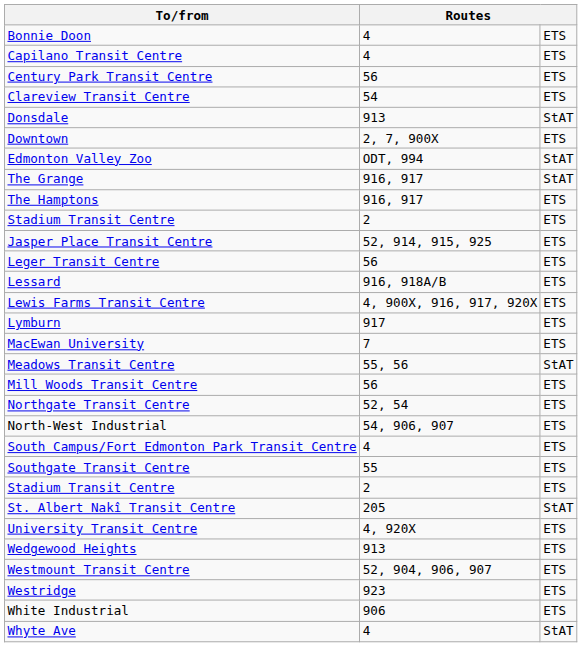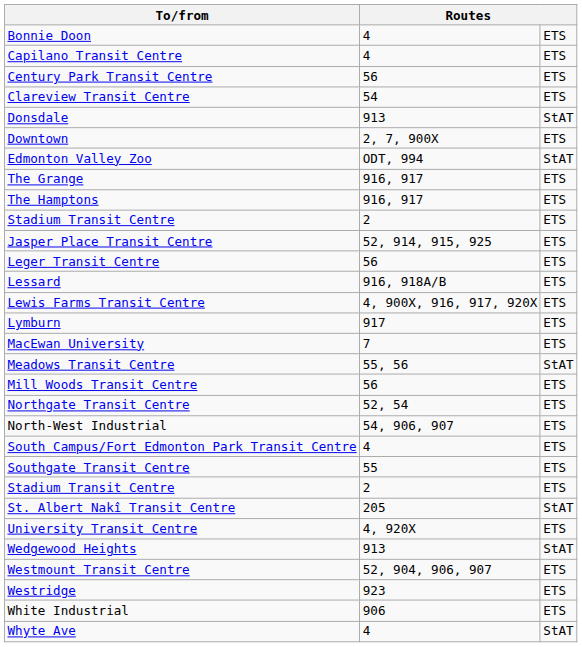(559, 179) StAT -> (555, 179) ETS
(555, 549) ETS -> (559, 549) StAT
